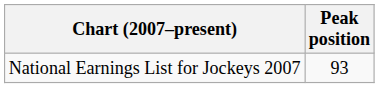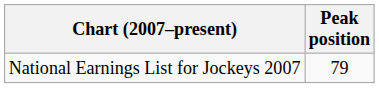(339, 67) 93 -> (339, 67) 79
